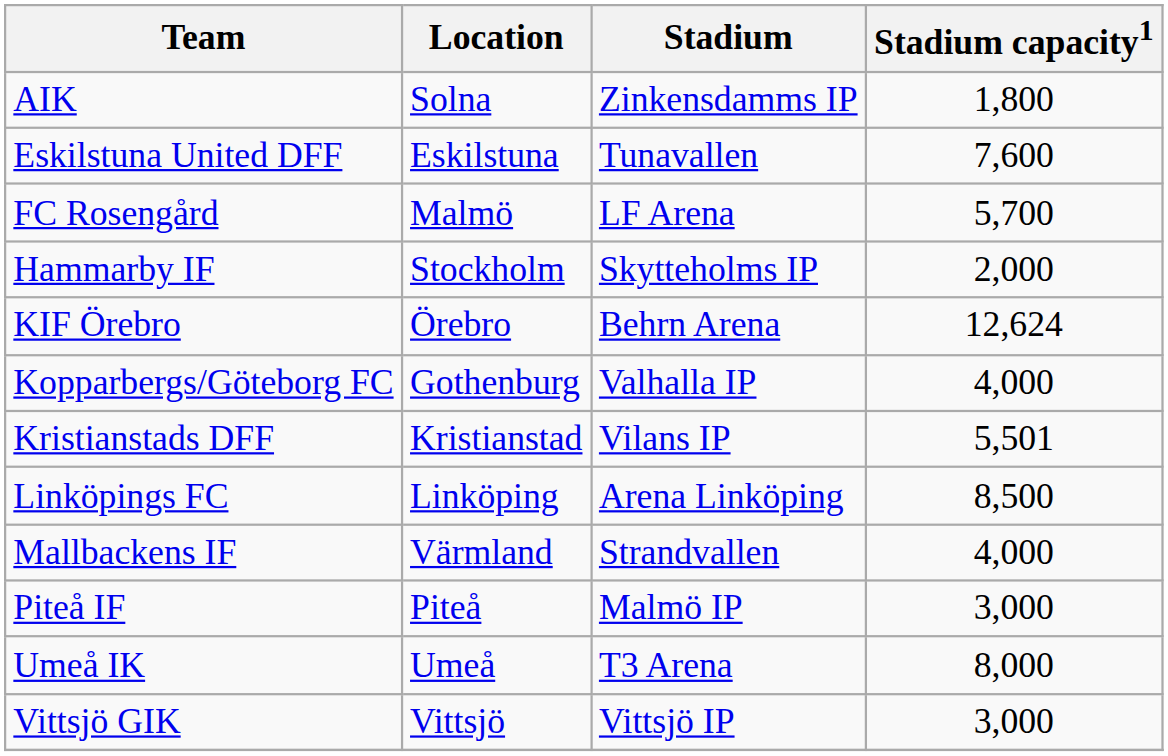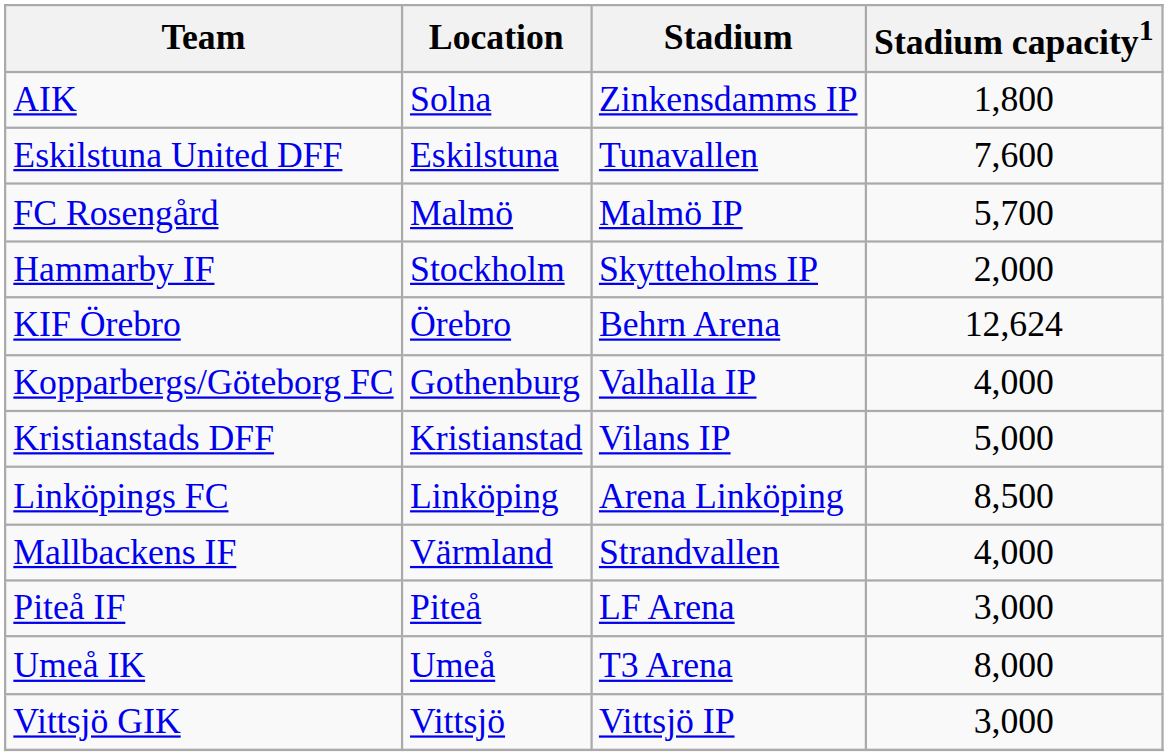(667, 212) LF Arena -> (671, 212) Malmö IP
(1014, 438) 5,501 -> (1014, 438) 5,000
(671, 608) Malmö IP -> (667, 608) LF Arena
